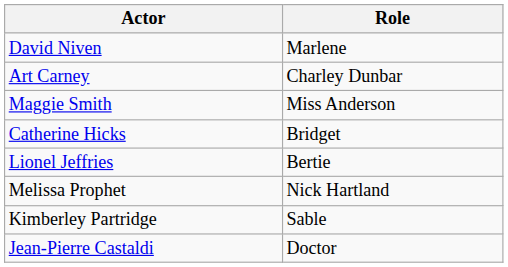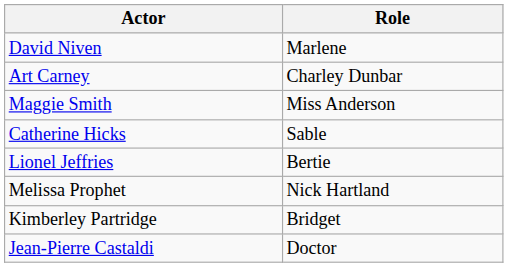(314, 133) Bridget -> (306, 133) Sable
(306, 219) Sable -> (314, 219) Bridget
